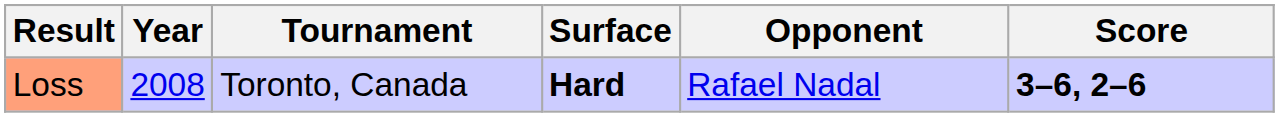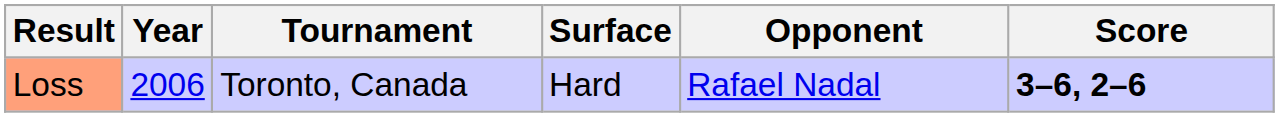(168, 84) 2008 -> (168, 84) 2006
(587, 84) bold -> (585, 84) normal
